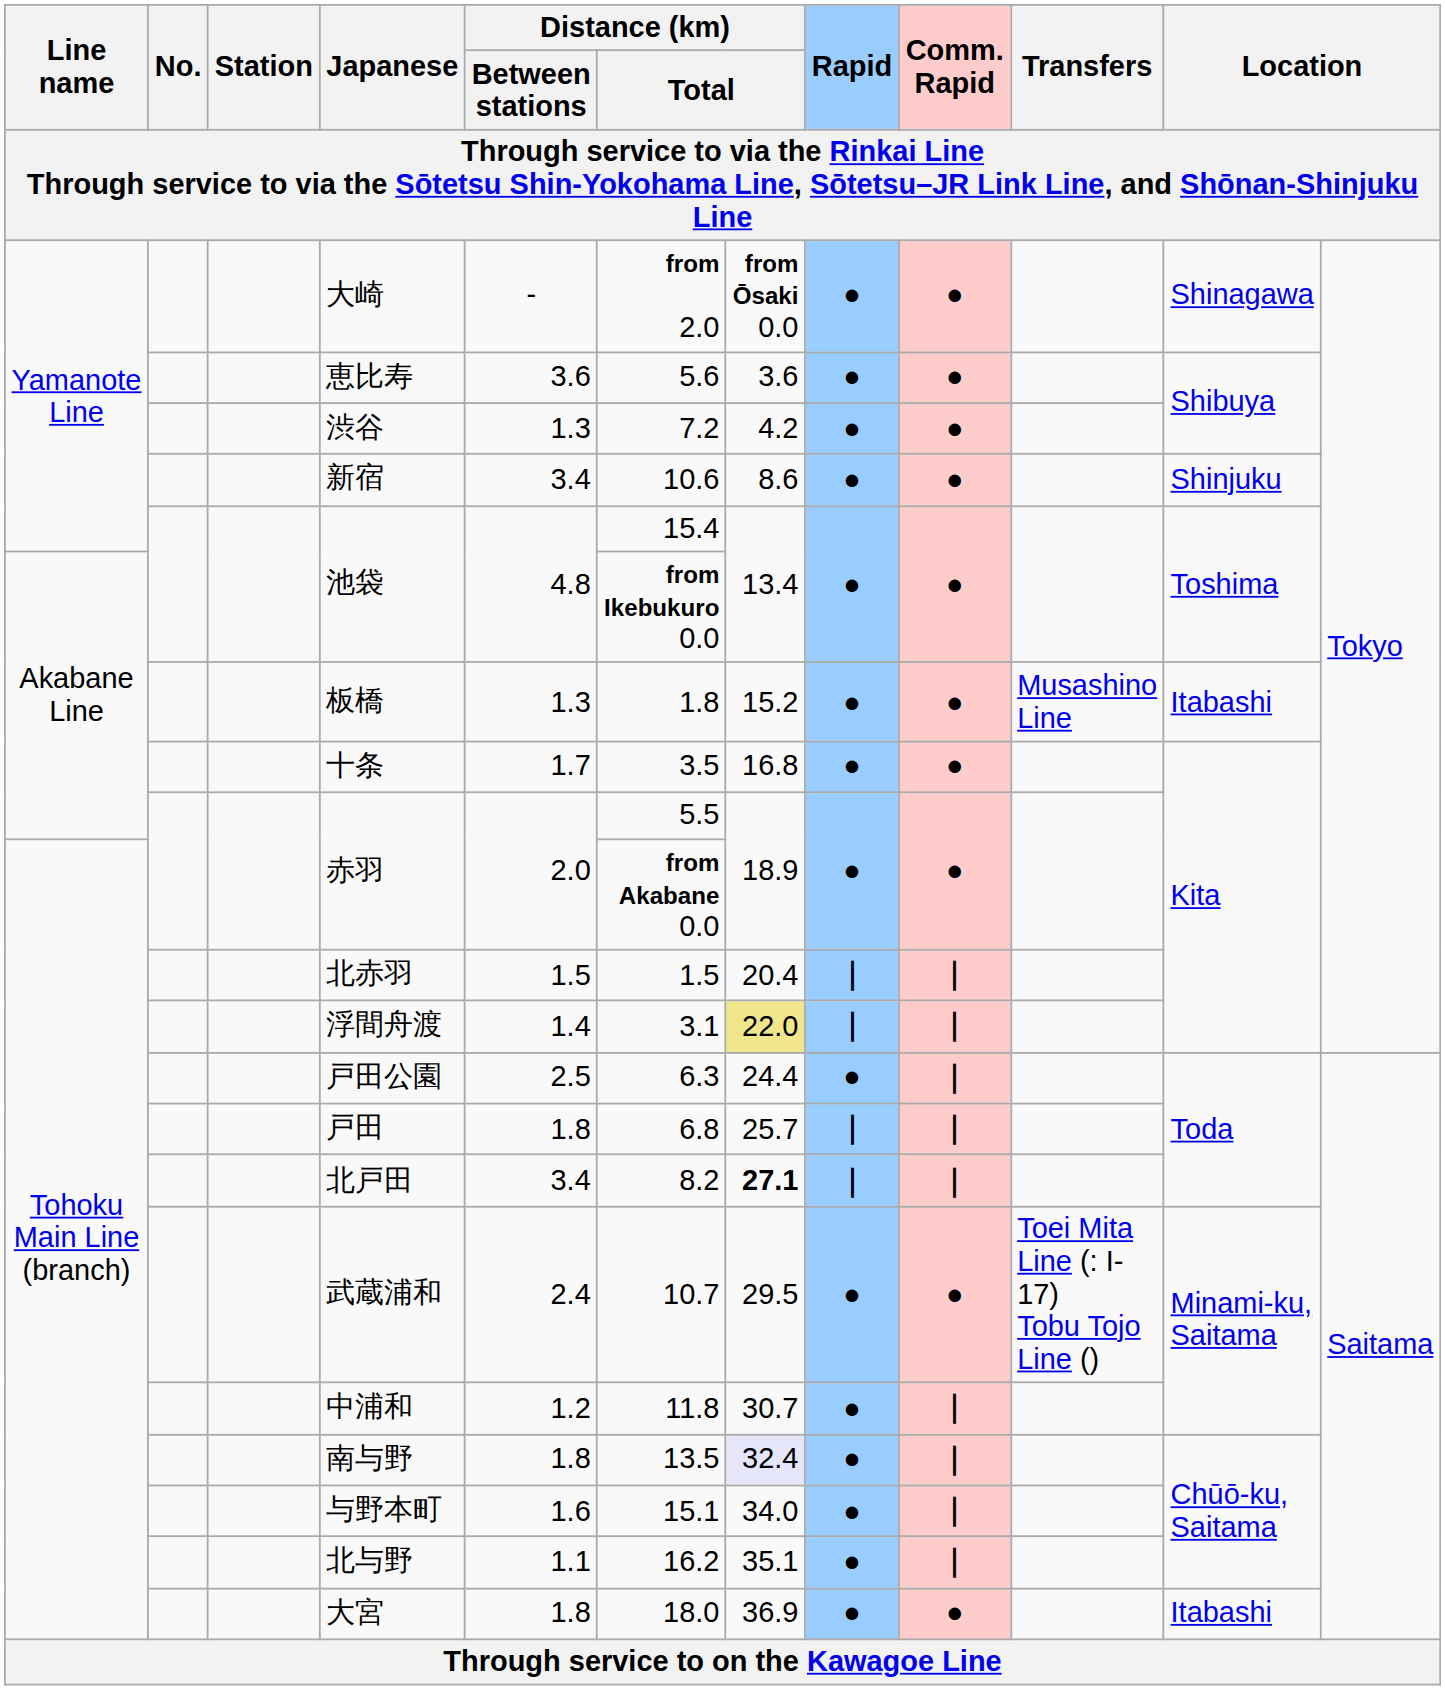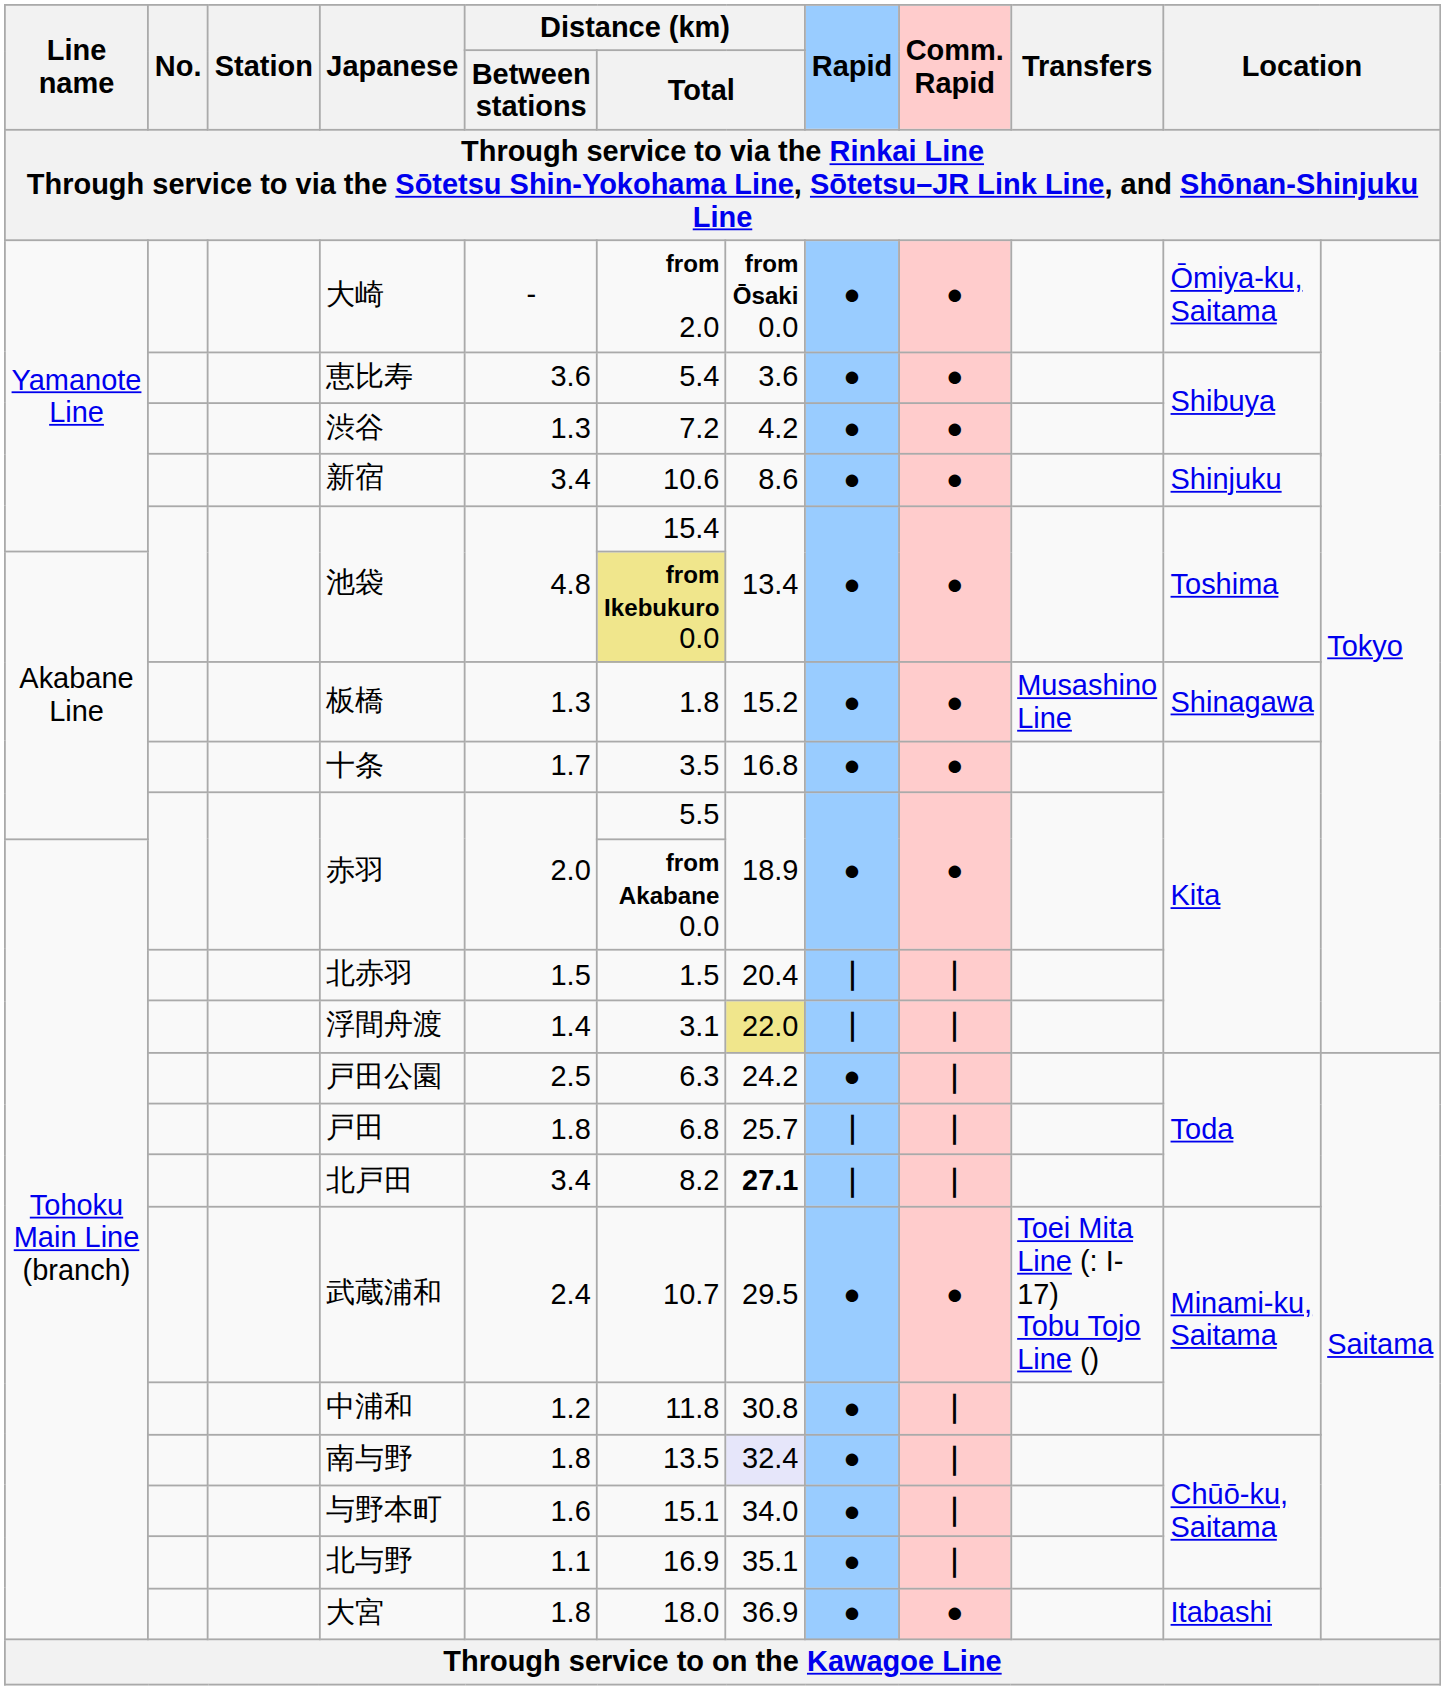(1242, 295) Shinagawa -> (1237, 295) Ōmiya-ku, Saitama
(699, 376) 5.6 -> (699, 376) 5.4
(662, 608) no background -> (662, 608) khaki background
(1221, 701) Itabashi -> (1242, 701) Shinagawa
(770, 1077) 24.4 -> (770, 1077) 24.2
(770, 1407) 30.7 -> (770, 1407) 30.8
(691, 1561) 16.2 -> (691, 1561) 16.9
